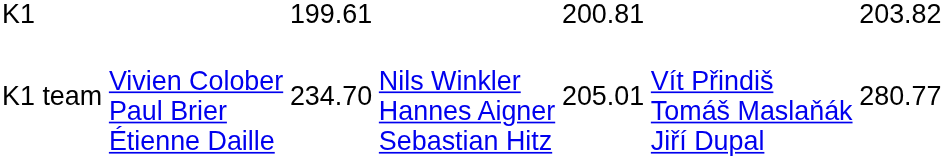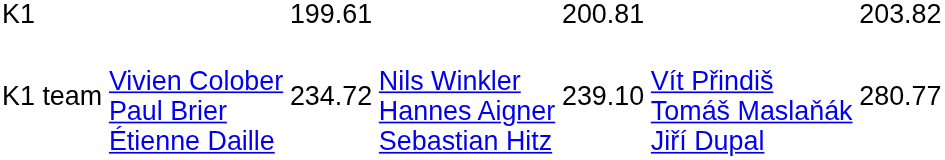(331, 96) 234.70 -> (331, 96) 234.72
(603, 96) 205.01 -> (603, 96) 239.10
